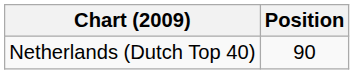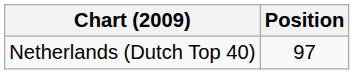(305, 52) 90 -> (305, 52) 97
